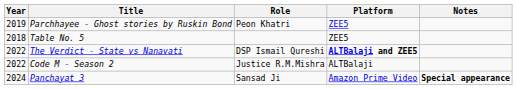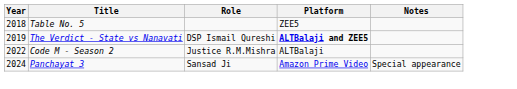- row: (131, 24)
(16, 51) 2022 -> (16, 38) 2019
(466, 78) bold -> (416, 64) normal
